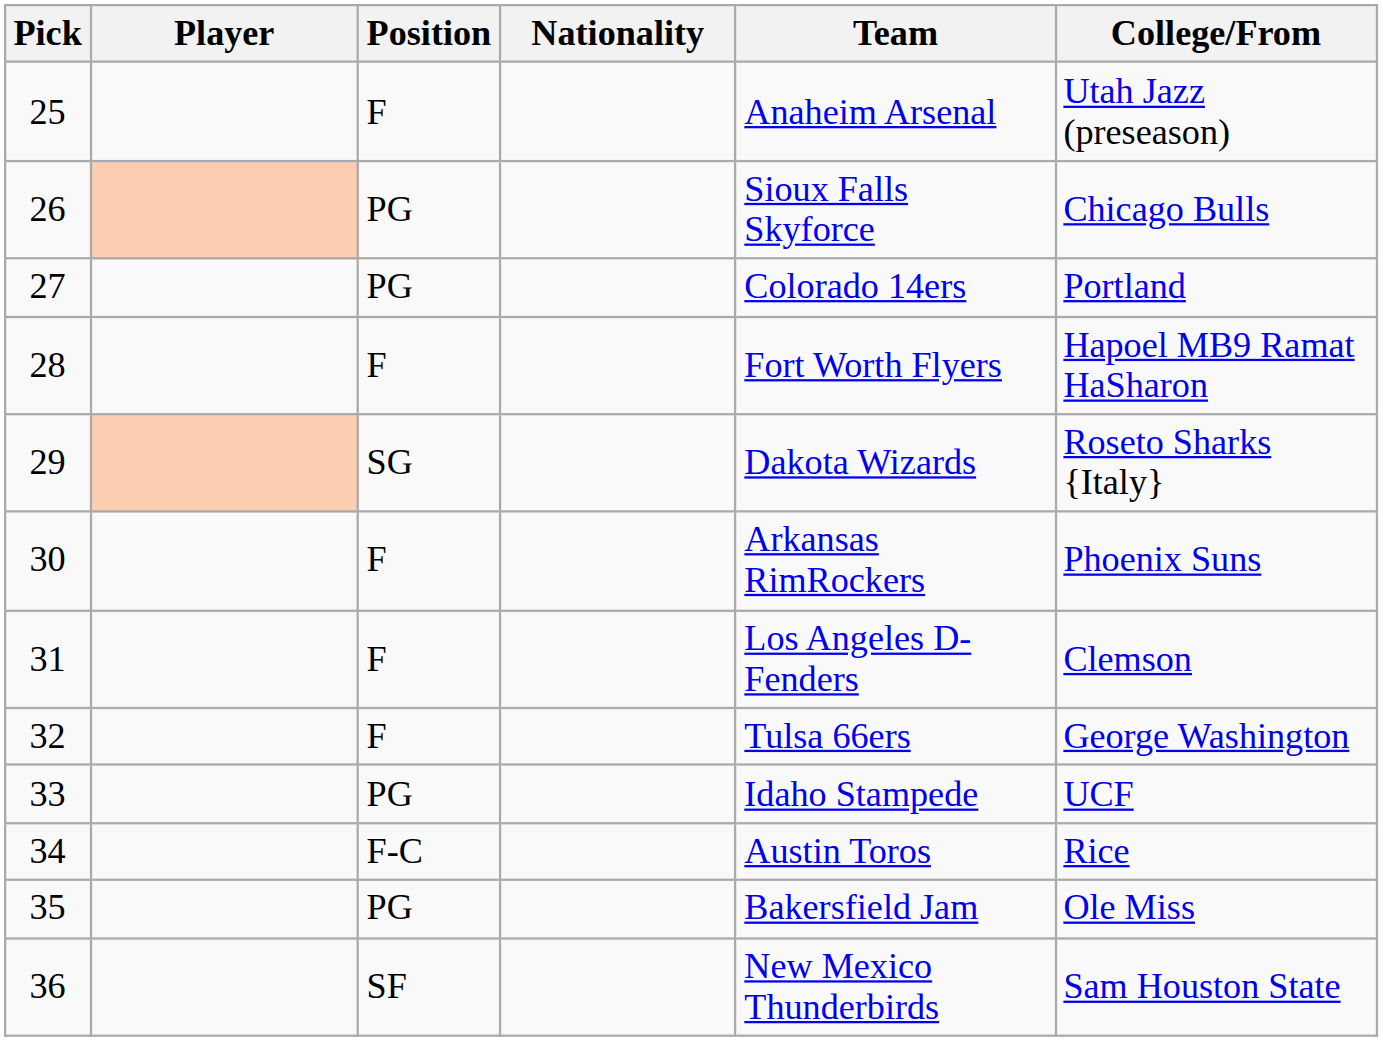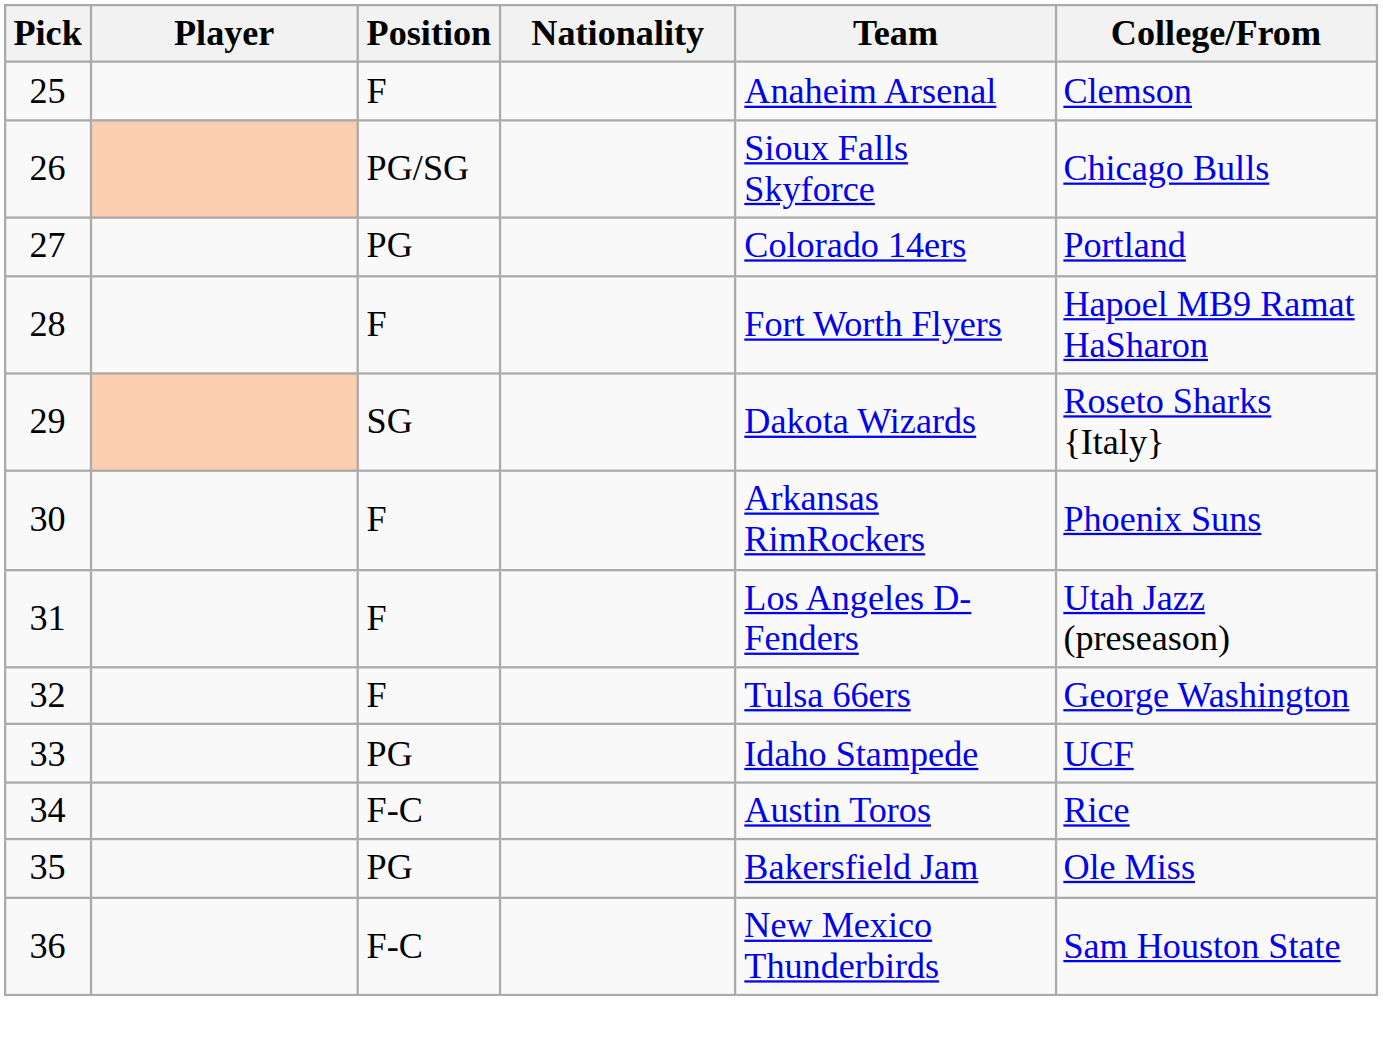(1147, 110) Utah Jazz (preseason) -> (1128, 90) Clemson
(390, 208) PG -> (418, 168) PG/SG
(1128, 658) Clemson -> (1147, 617) Utah Jazz (preseason)
(387, 985) SF -> (395, 945) F-C
